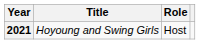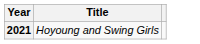- column: (176, 13)
